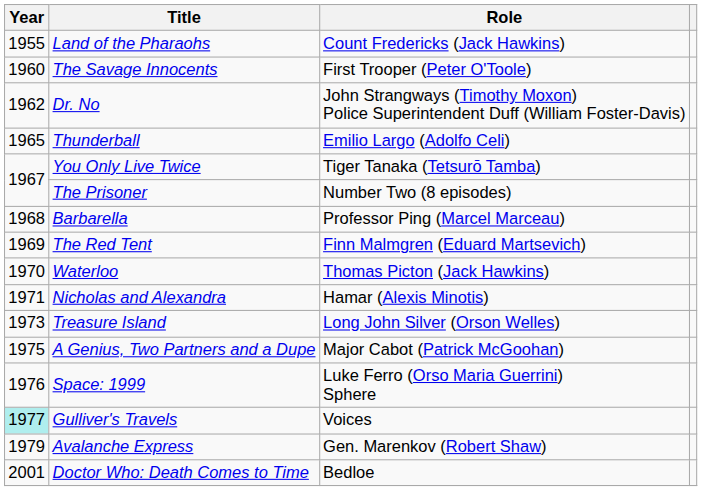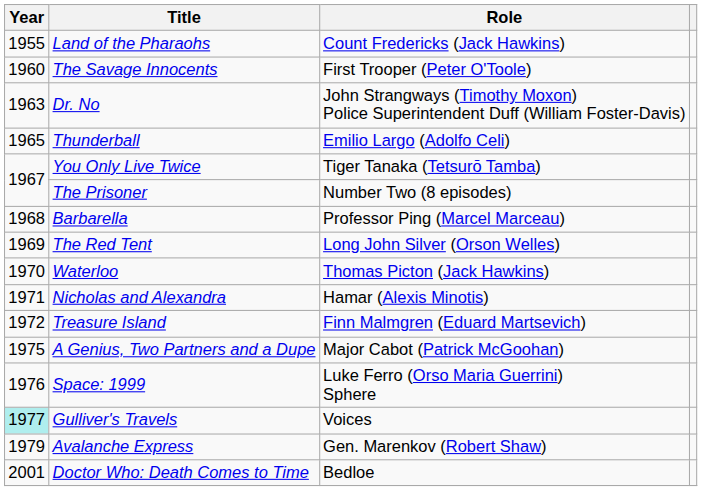(27, 105) 1962 -> (27, 105) 1963
(455, 245) Finn Malmgren (Eduard Martsevich) -> (442, 245) Long John Silver (Orson Welles)
(27, 323) 1973 -> (27, 323) 1972
(442, 323) Long John Silver (Orson Welles) -> (455, 323) Finn Malmgren (Eduard Martsevich)
